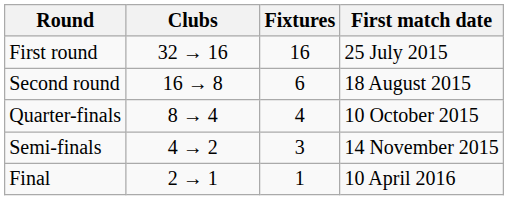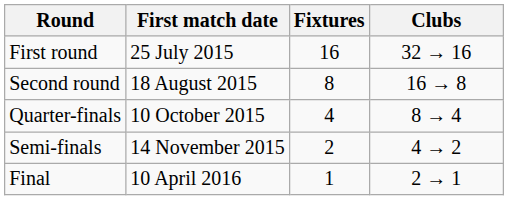columns swapped: (422, 20) <-> (193, 20)
(300, 83) 6 -> (329, 83) 8
(300, 147) 3 -> (329, 147) 2
